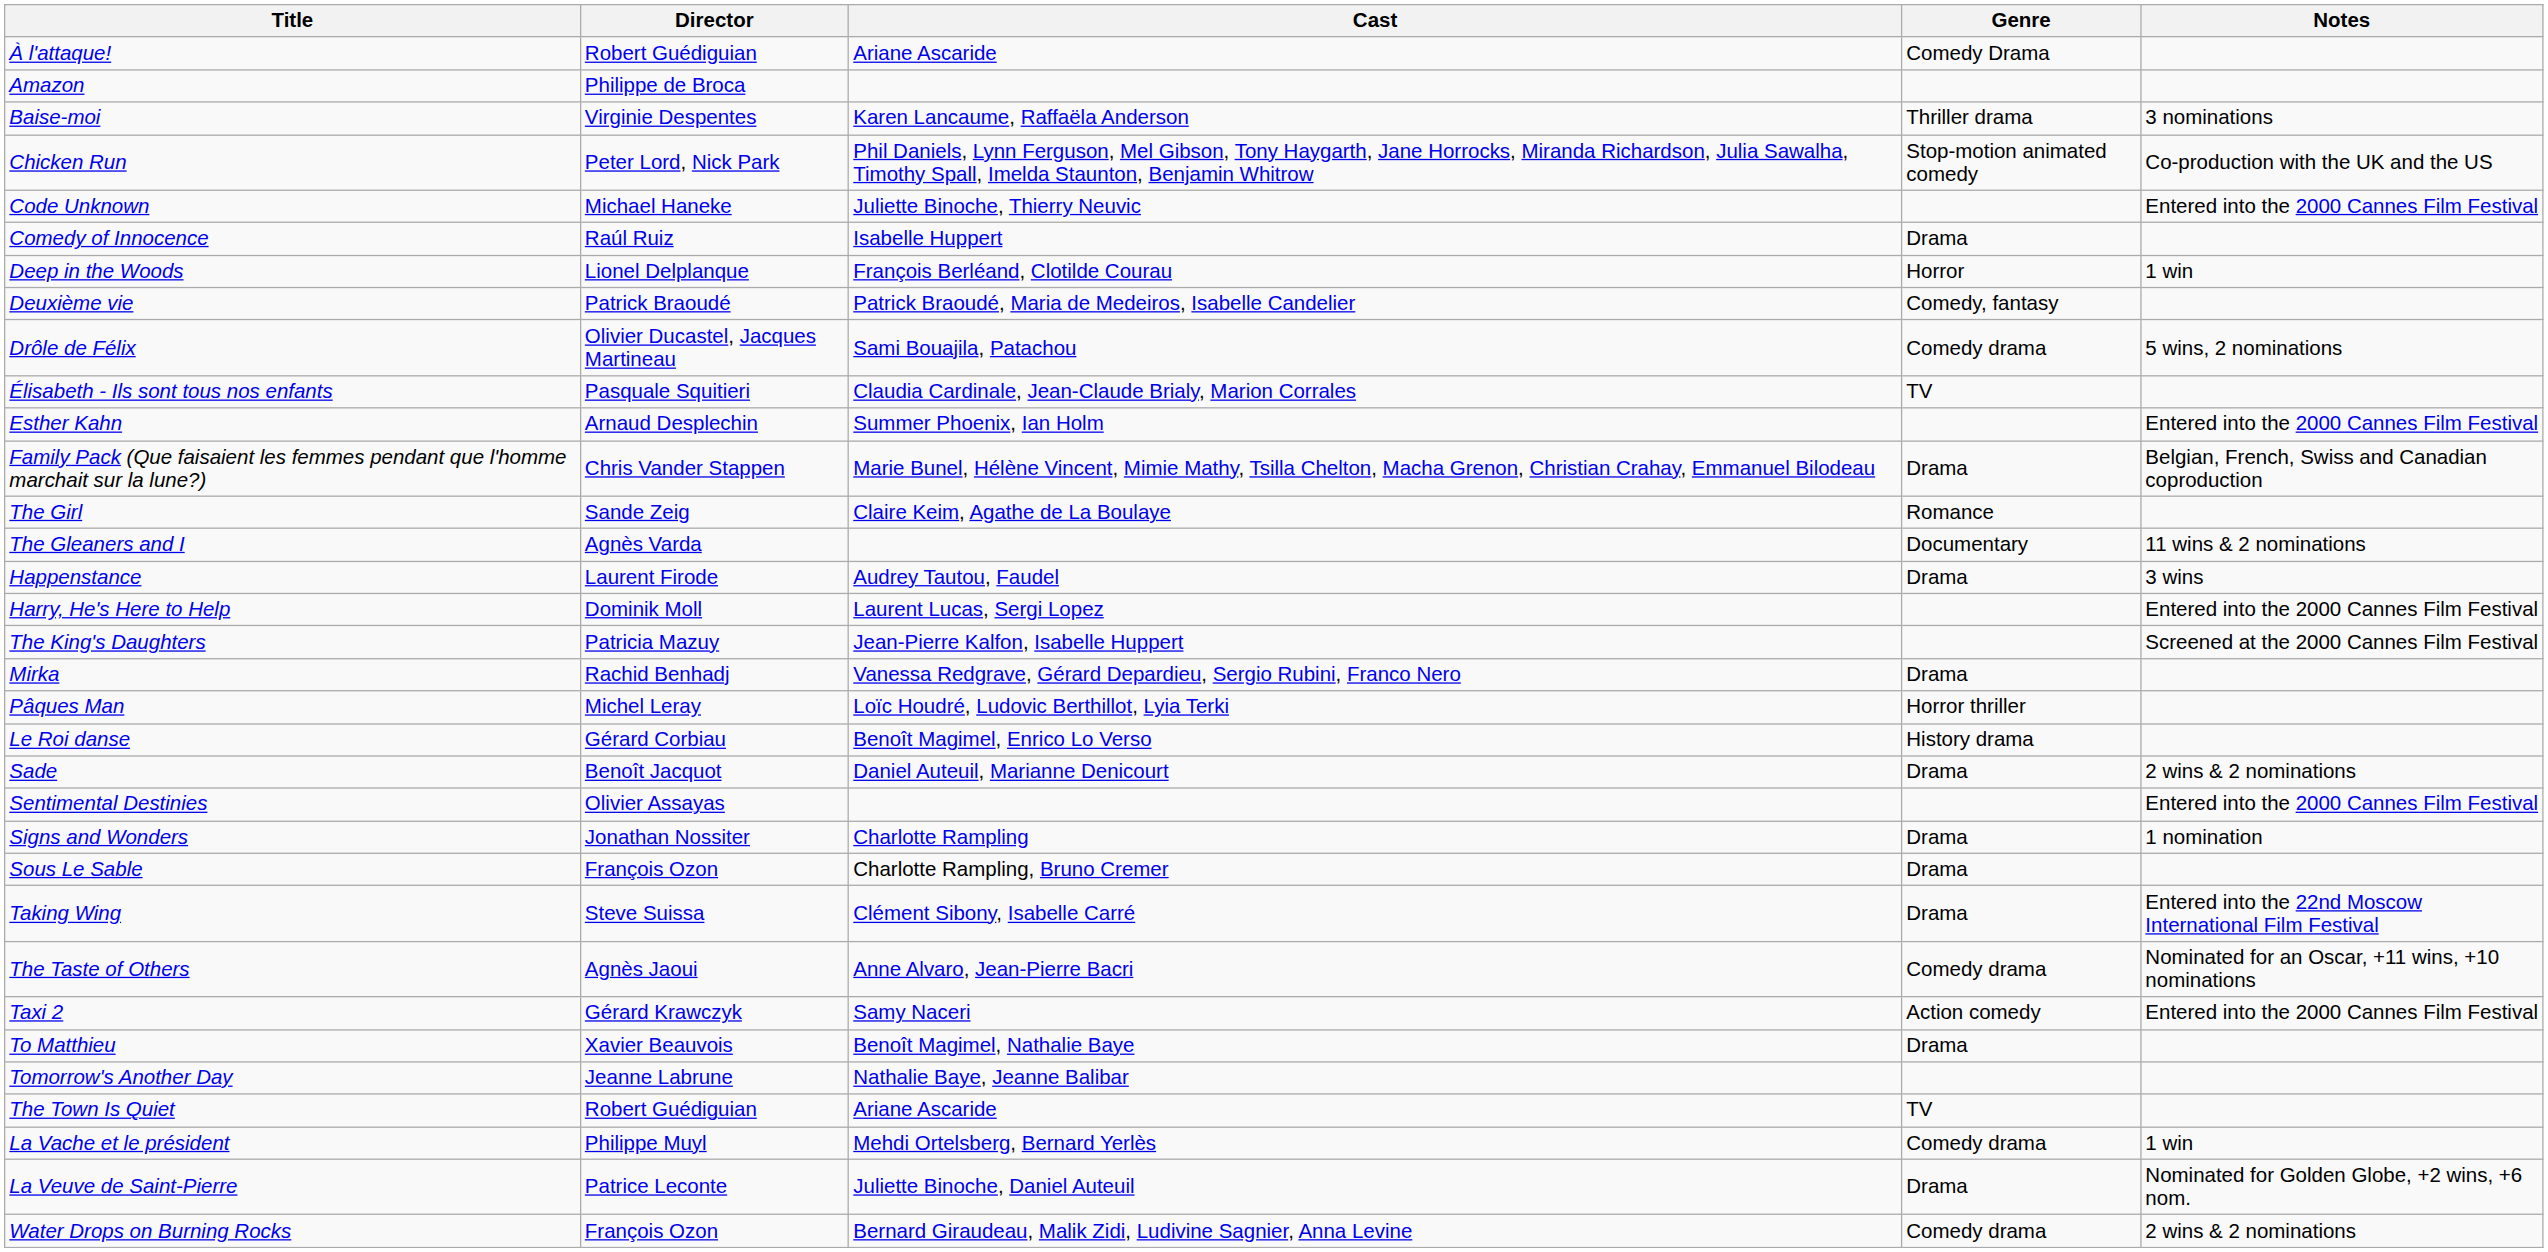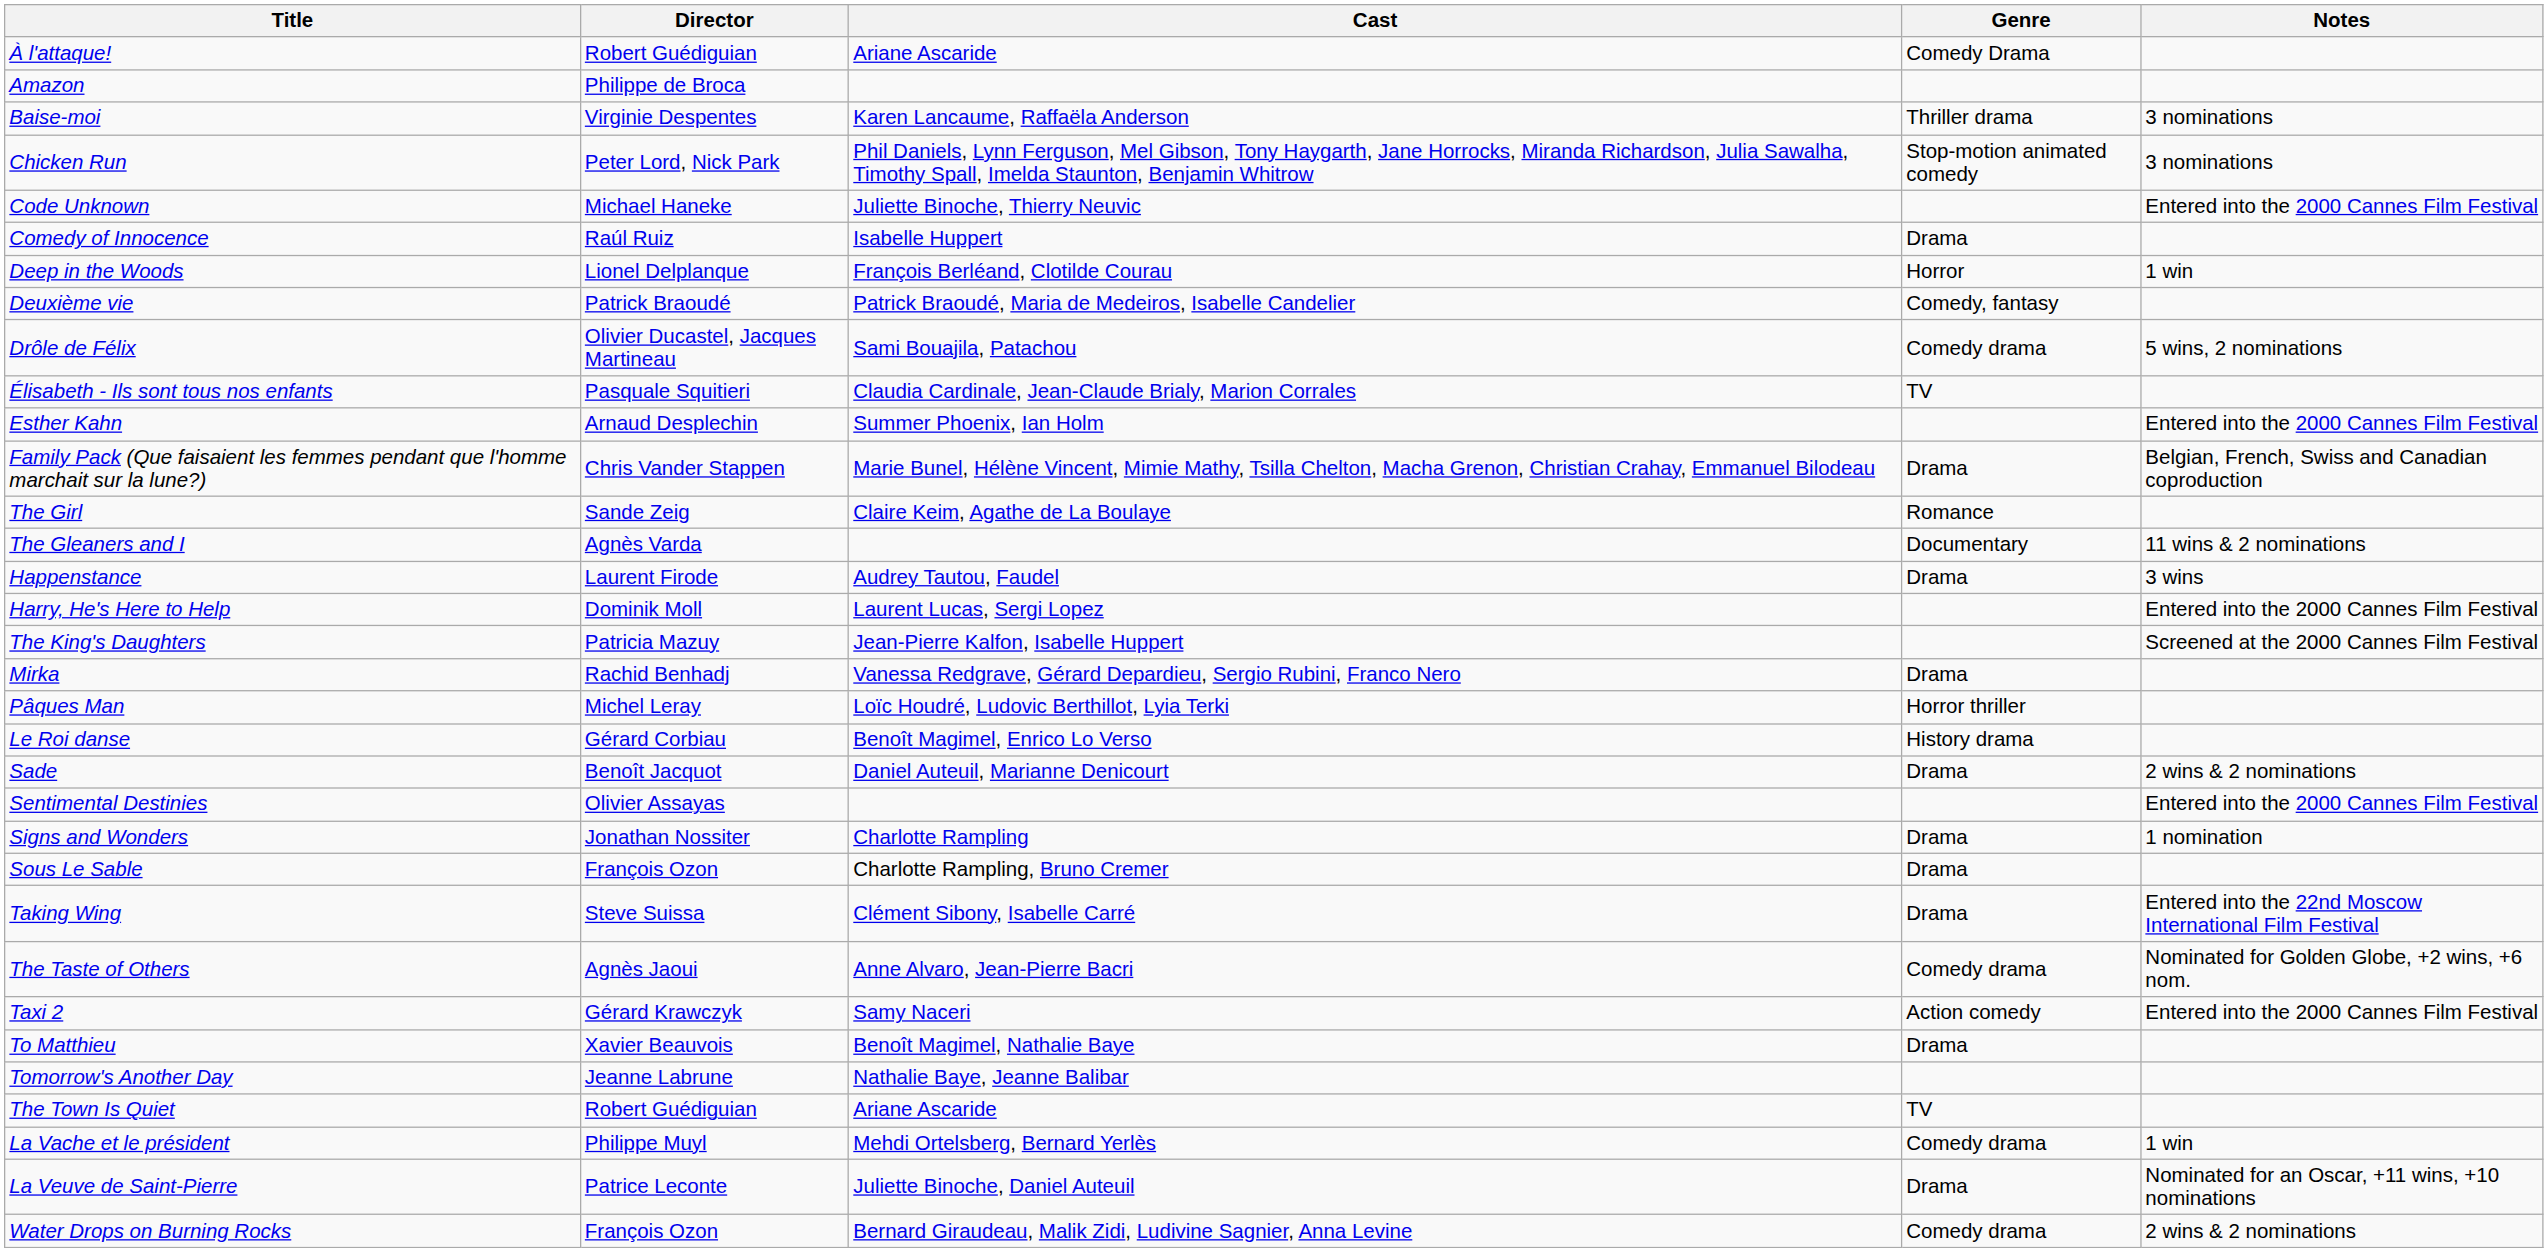(2319, 162) Co-production with the UK and the US -> (2209, 162) 3 nominations
(2322, 968) Nominated for an Oscar, +11 wins, +10 nominations -> (2334, 968) Nominated for Golden Globe, +2 wins, +6 nom.
(2334, 1186) Nominated for Golden Globe, +2 wins, +6 nom. -> (2322, 1186) Nominated for an Oscar, +11 wins, +10 nominations
